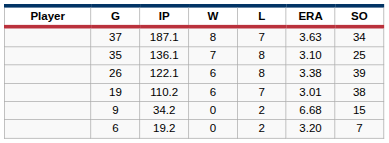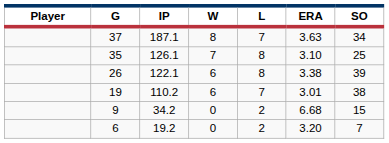(164, 55) 136.1 -> (164, 55) 126.1
